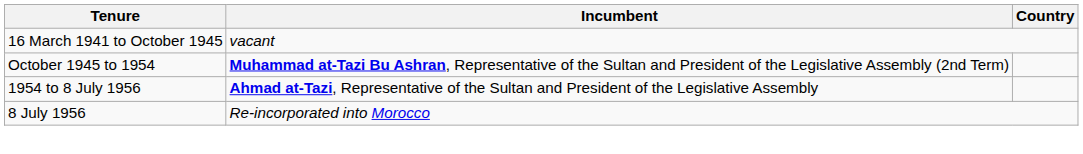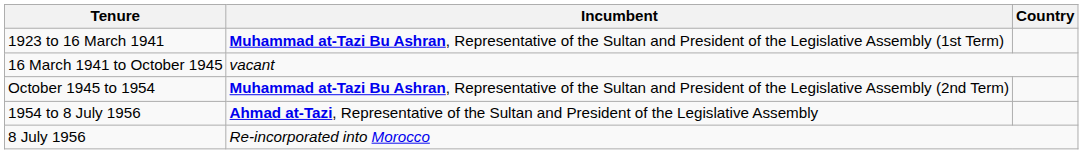+ row: (86, 40)
